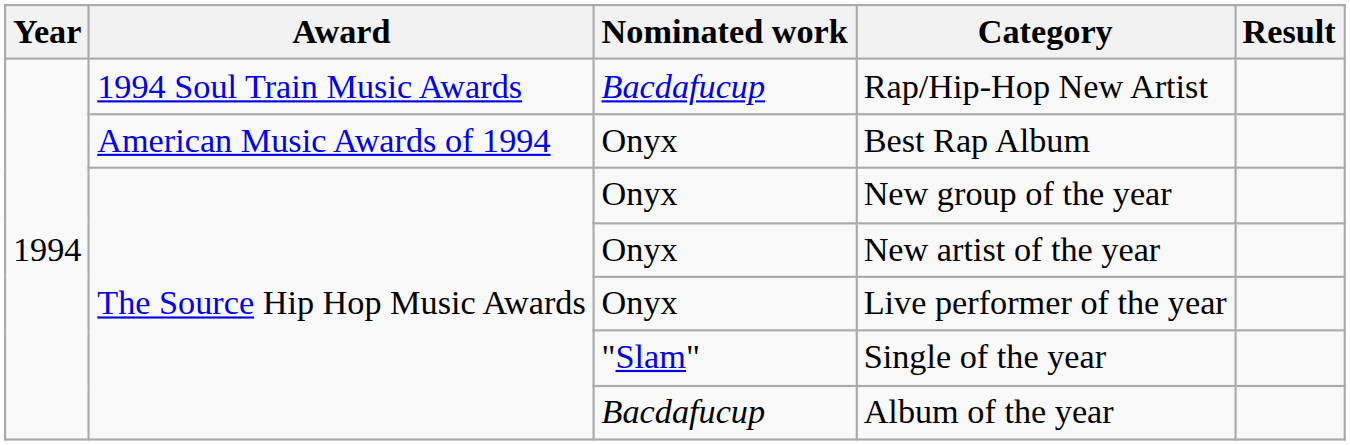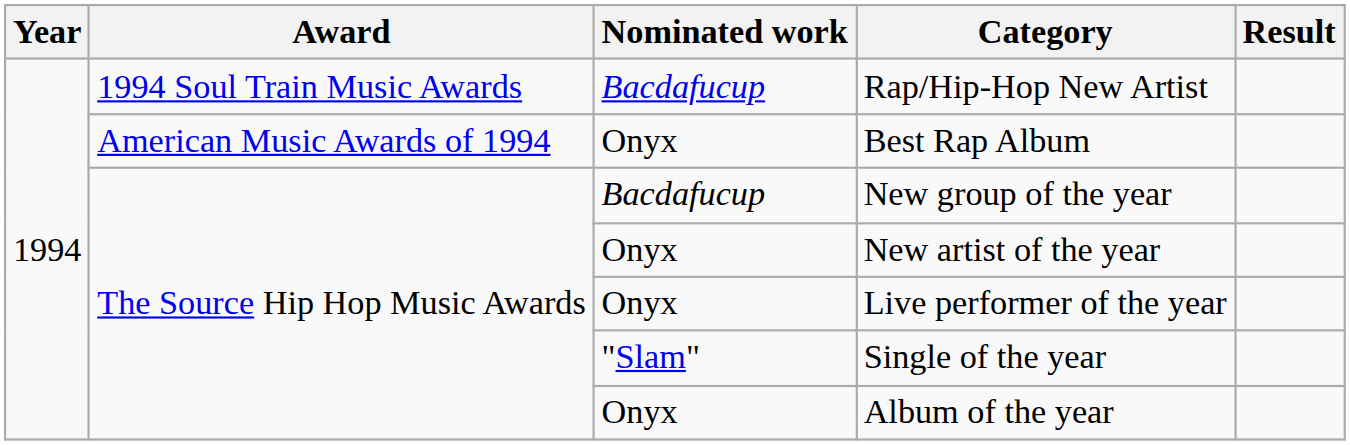(640, 194) Onyx -> (683, 194) Bacdafucup
(683, 411) Bacdafucup -> (640, 411) Onyx
